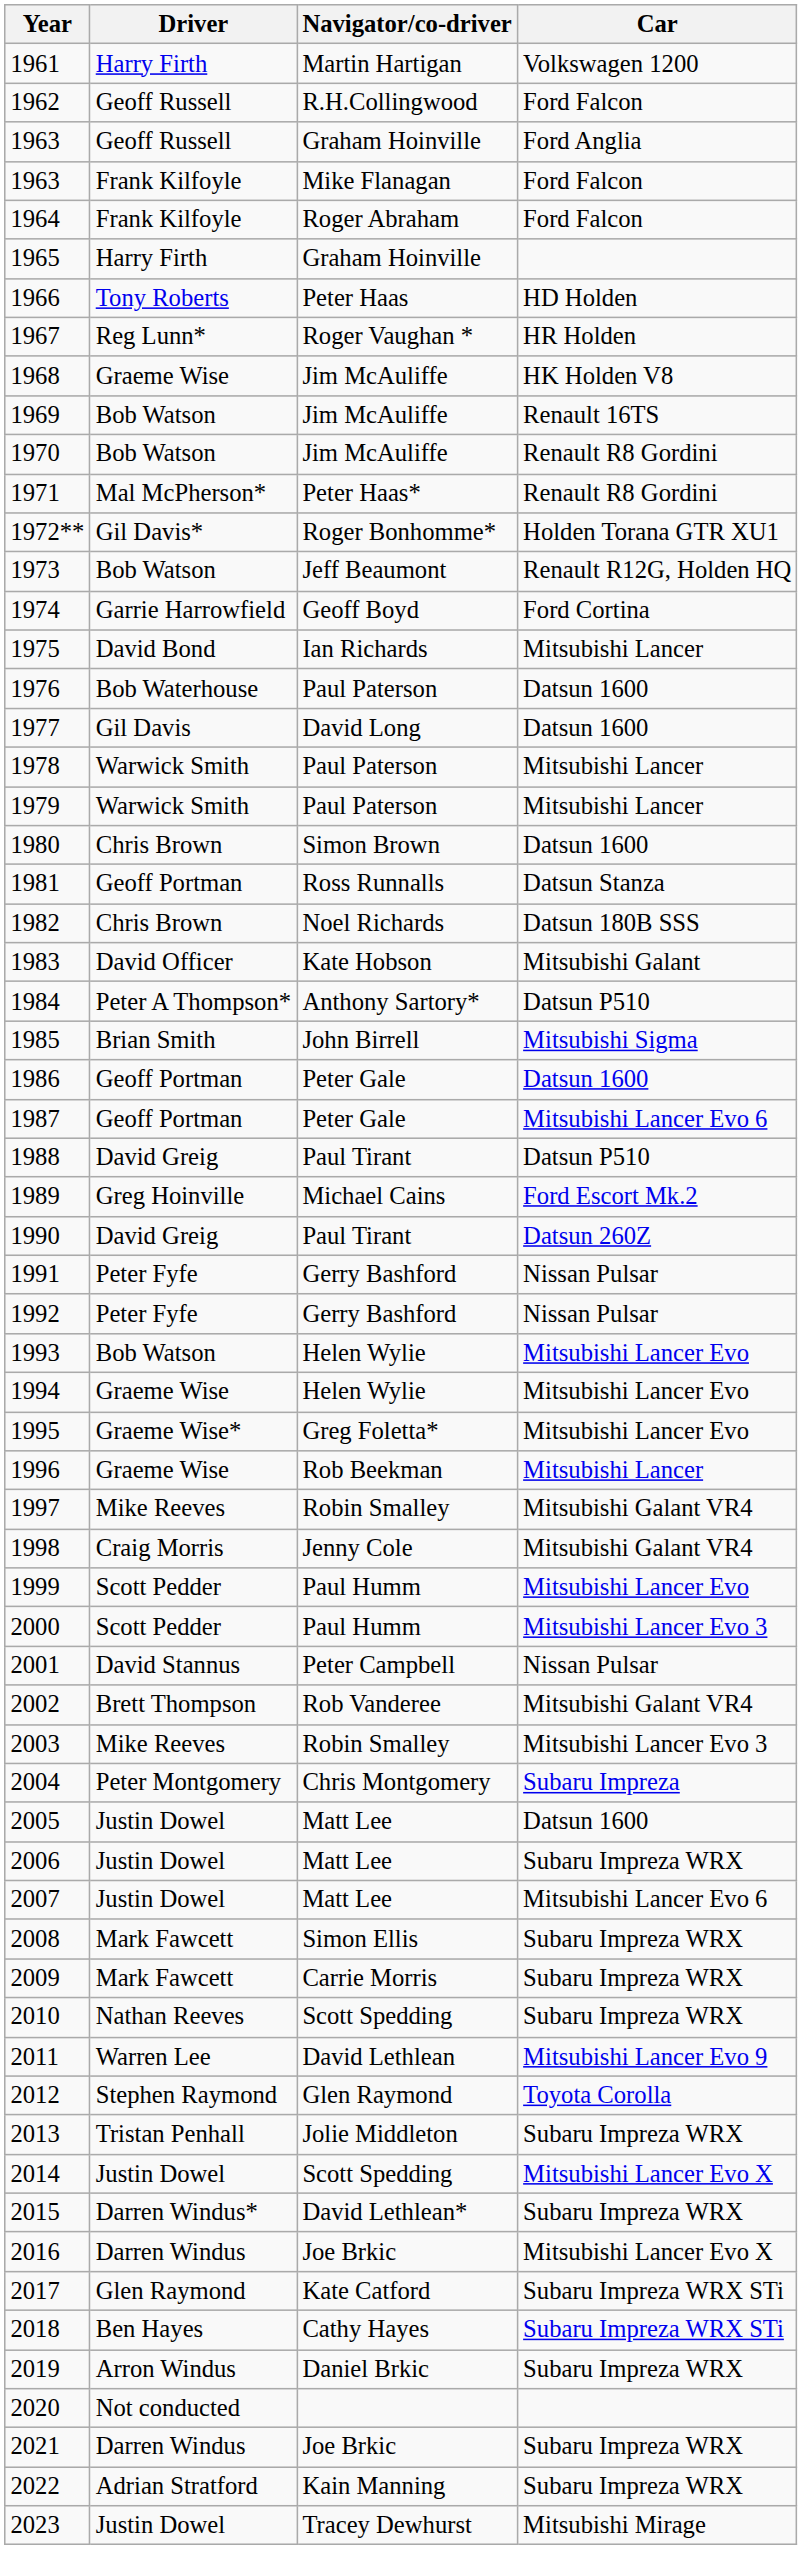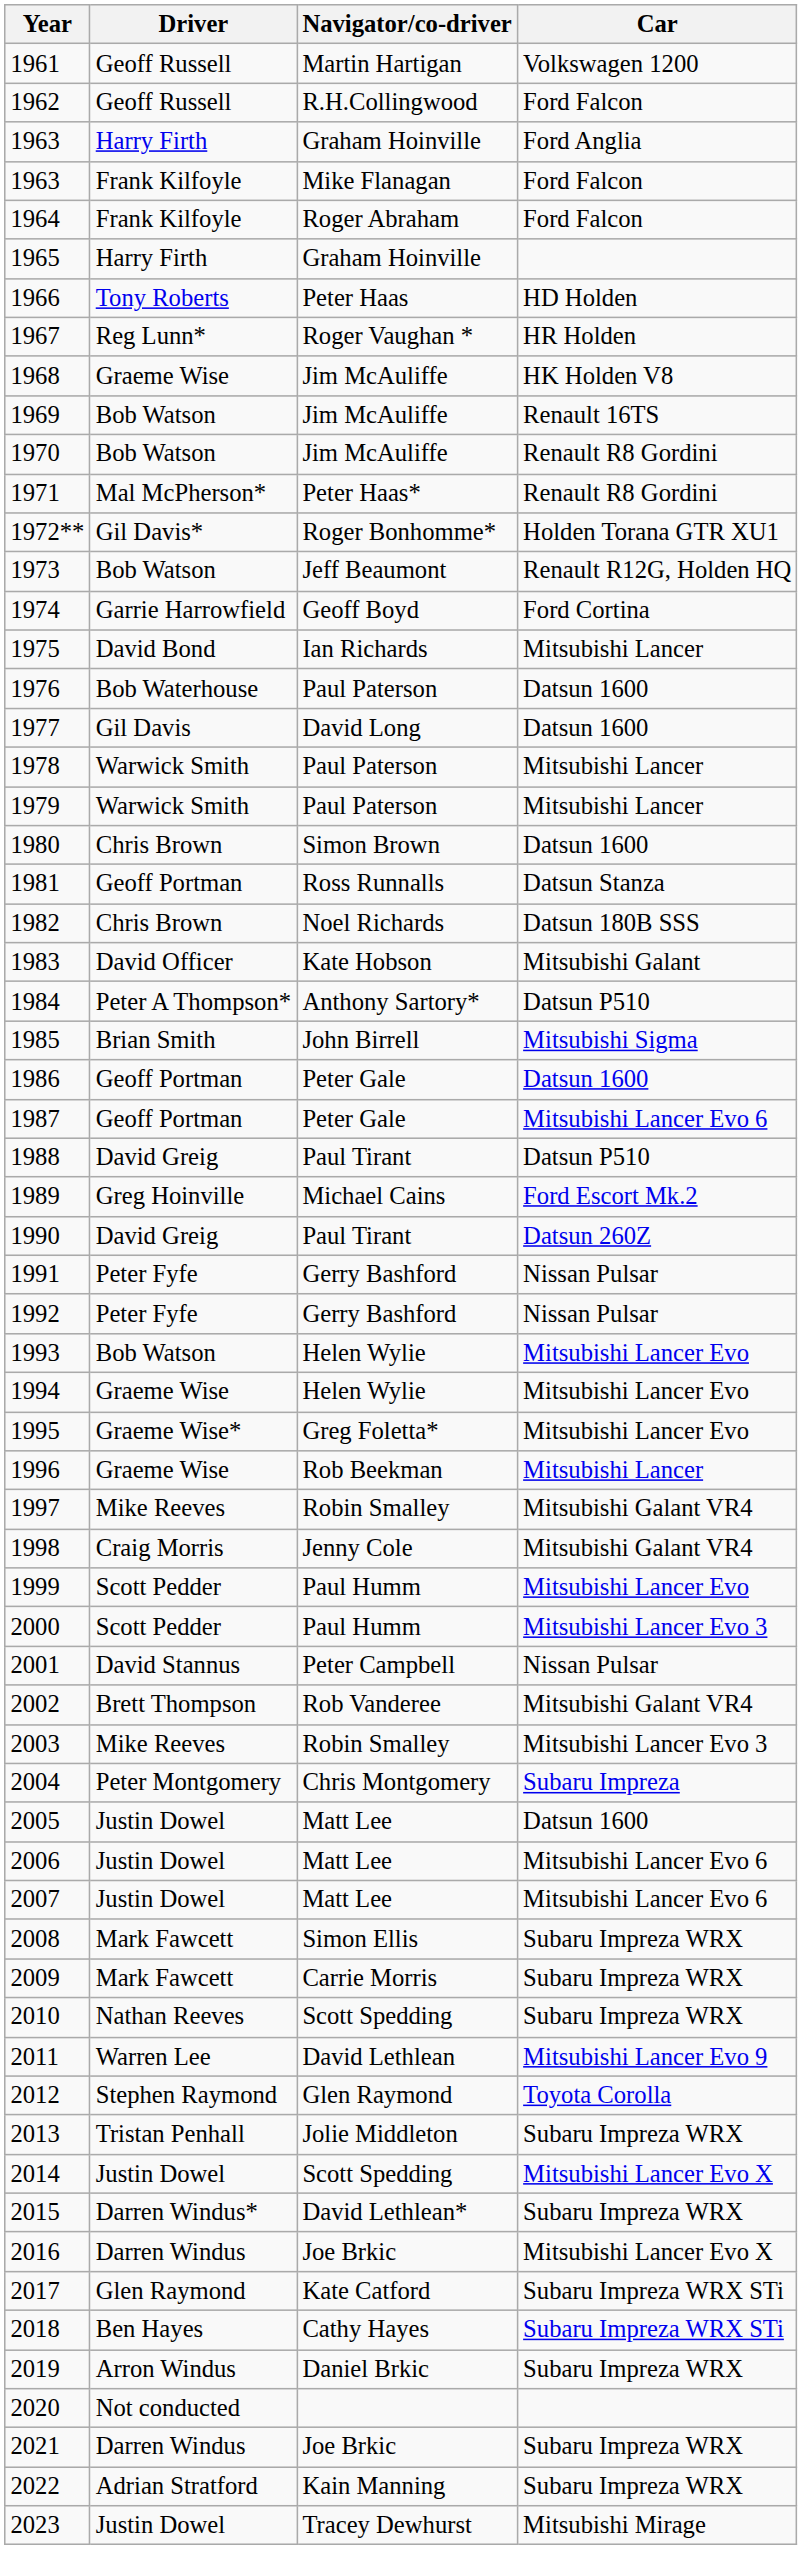(152, 63) Harry Firth -> (164, 63) Geoff Russell
(164, 141) Geoff Russell -> (152, 141) Harry Firth
(633, 1860) Subaru Impreza WRX -> (645, 1860) Mitsubishi Lancer Evo 6
